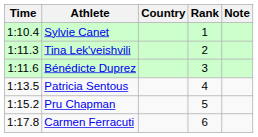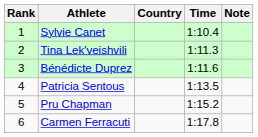columns swapped: (205, 13) <-> (23, 13)
